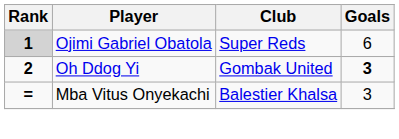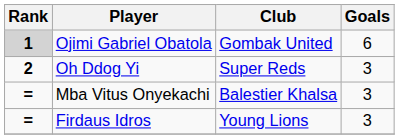(262, 43) Super Reds -> (276, 43) Gombak United
(276, 69) Gombak United -> (262, 69) Super Reds
(367, 69) bold -> (367, 69) normal
+ row: (103, 120)
